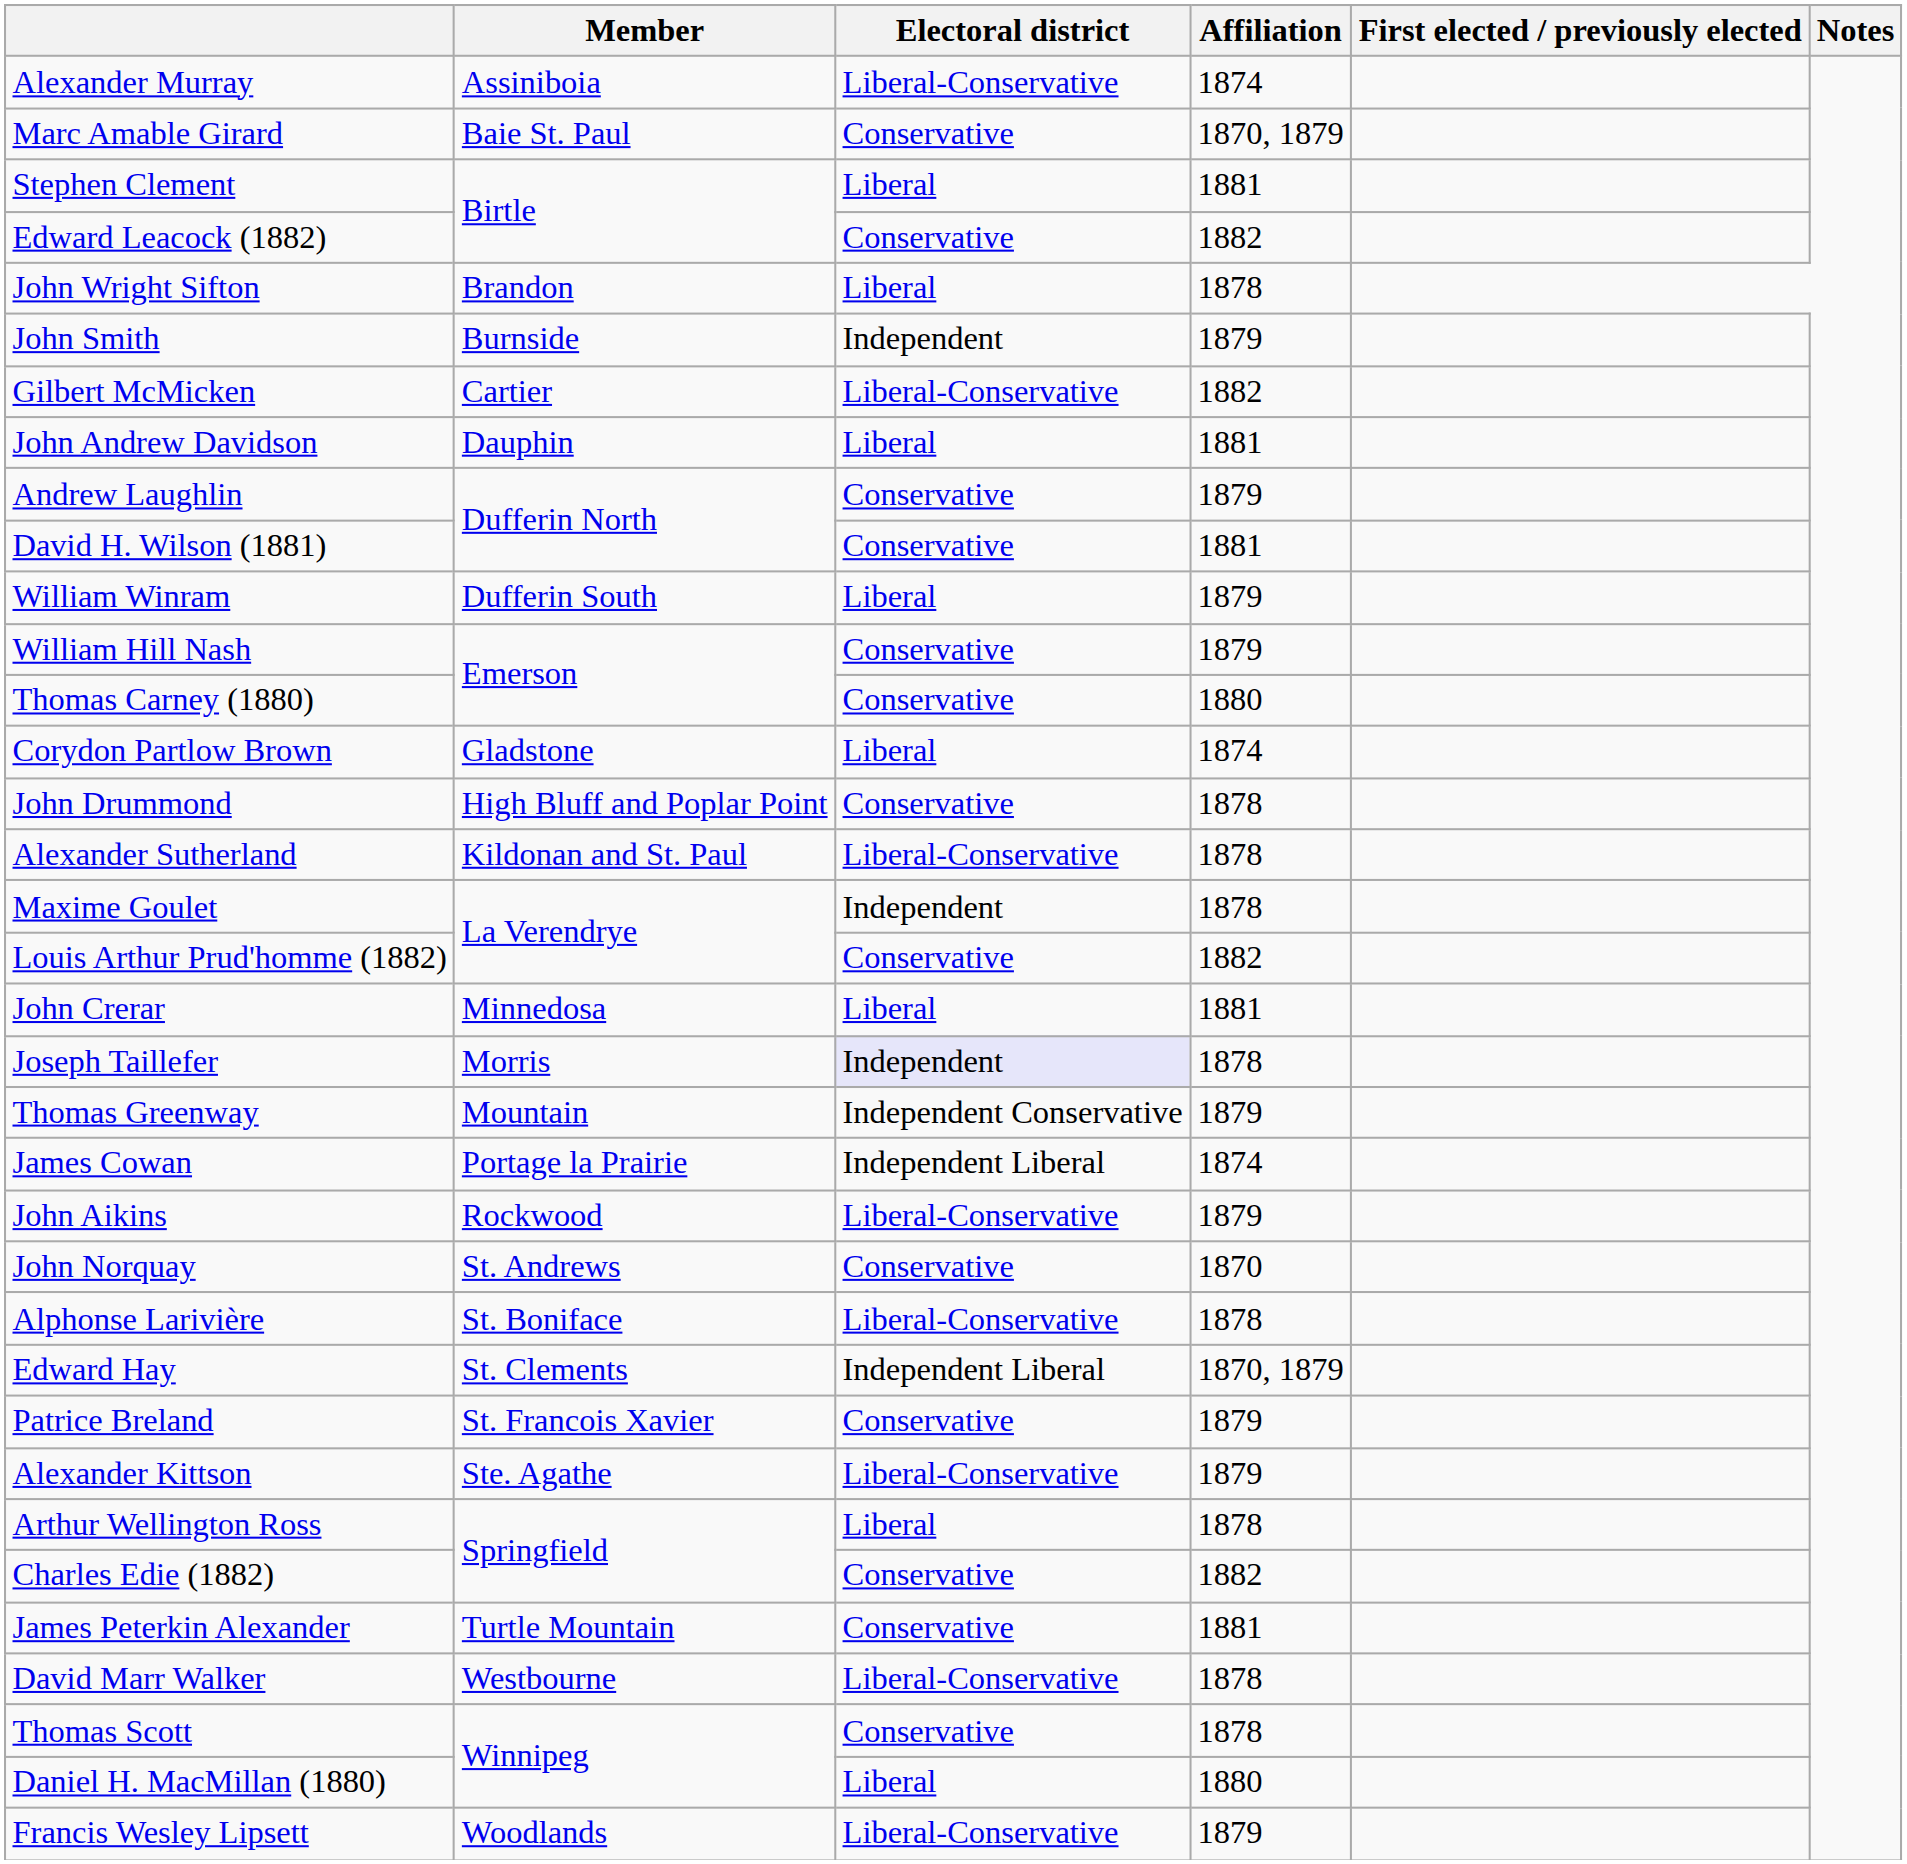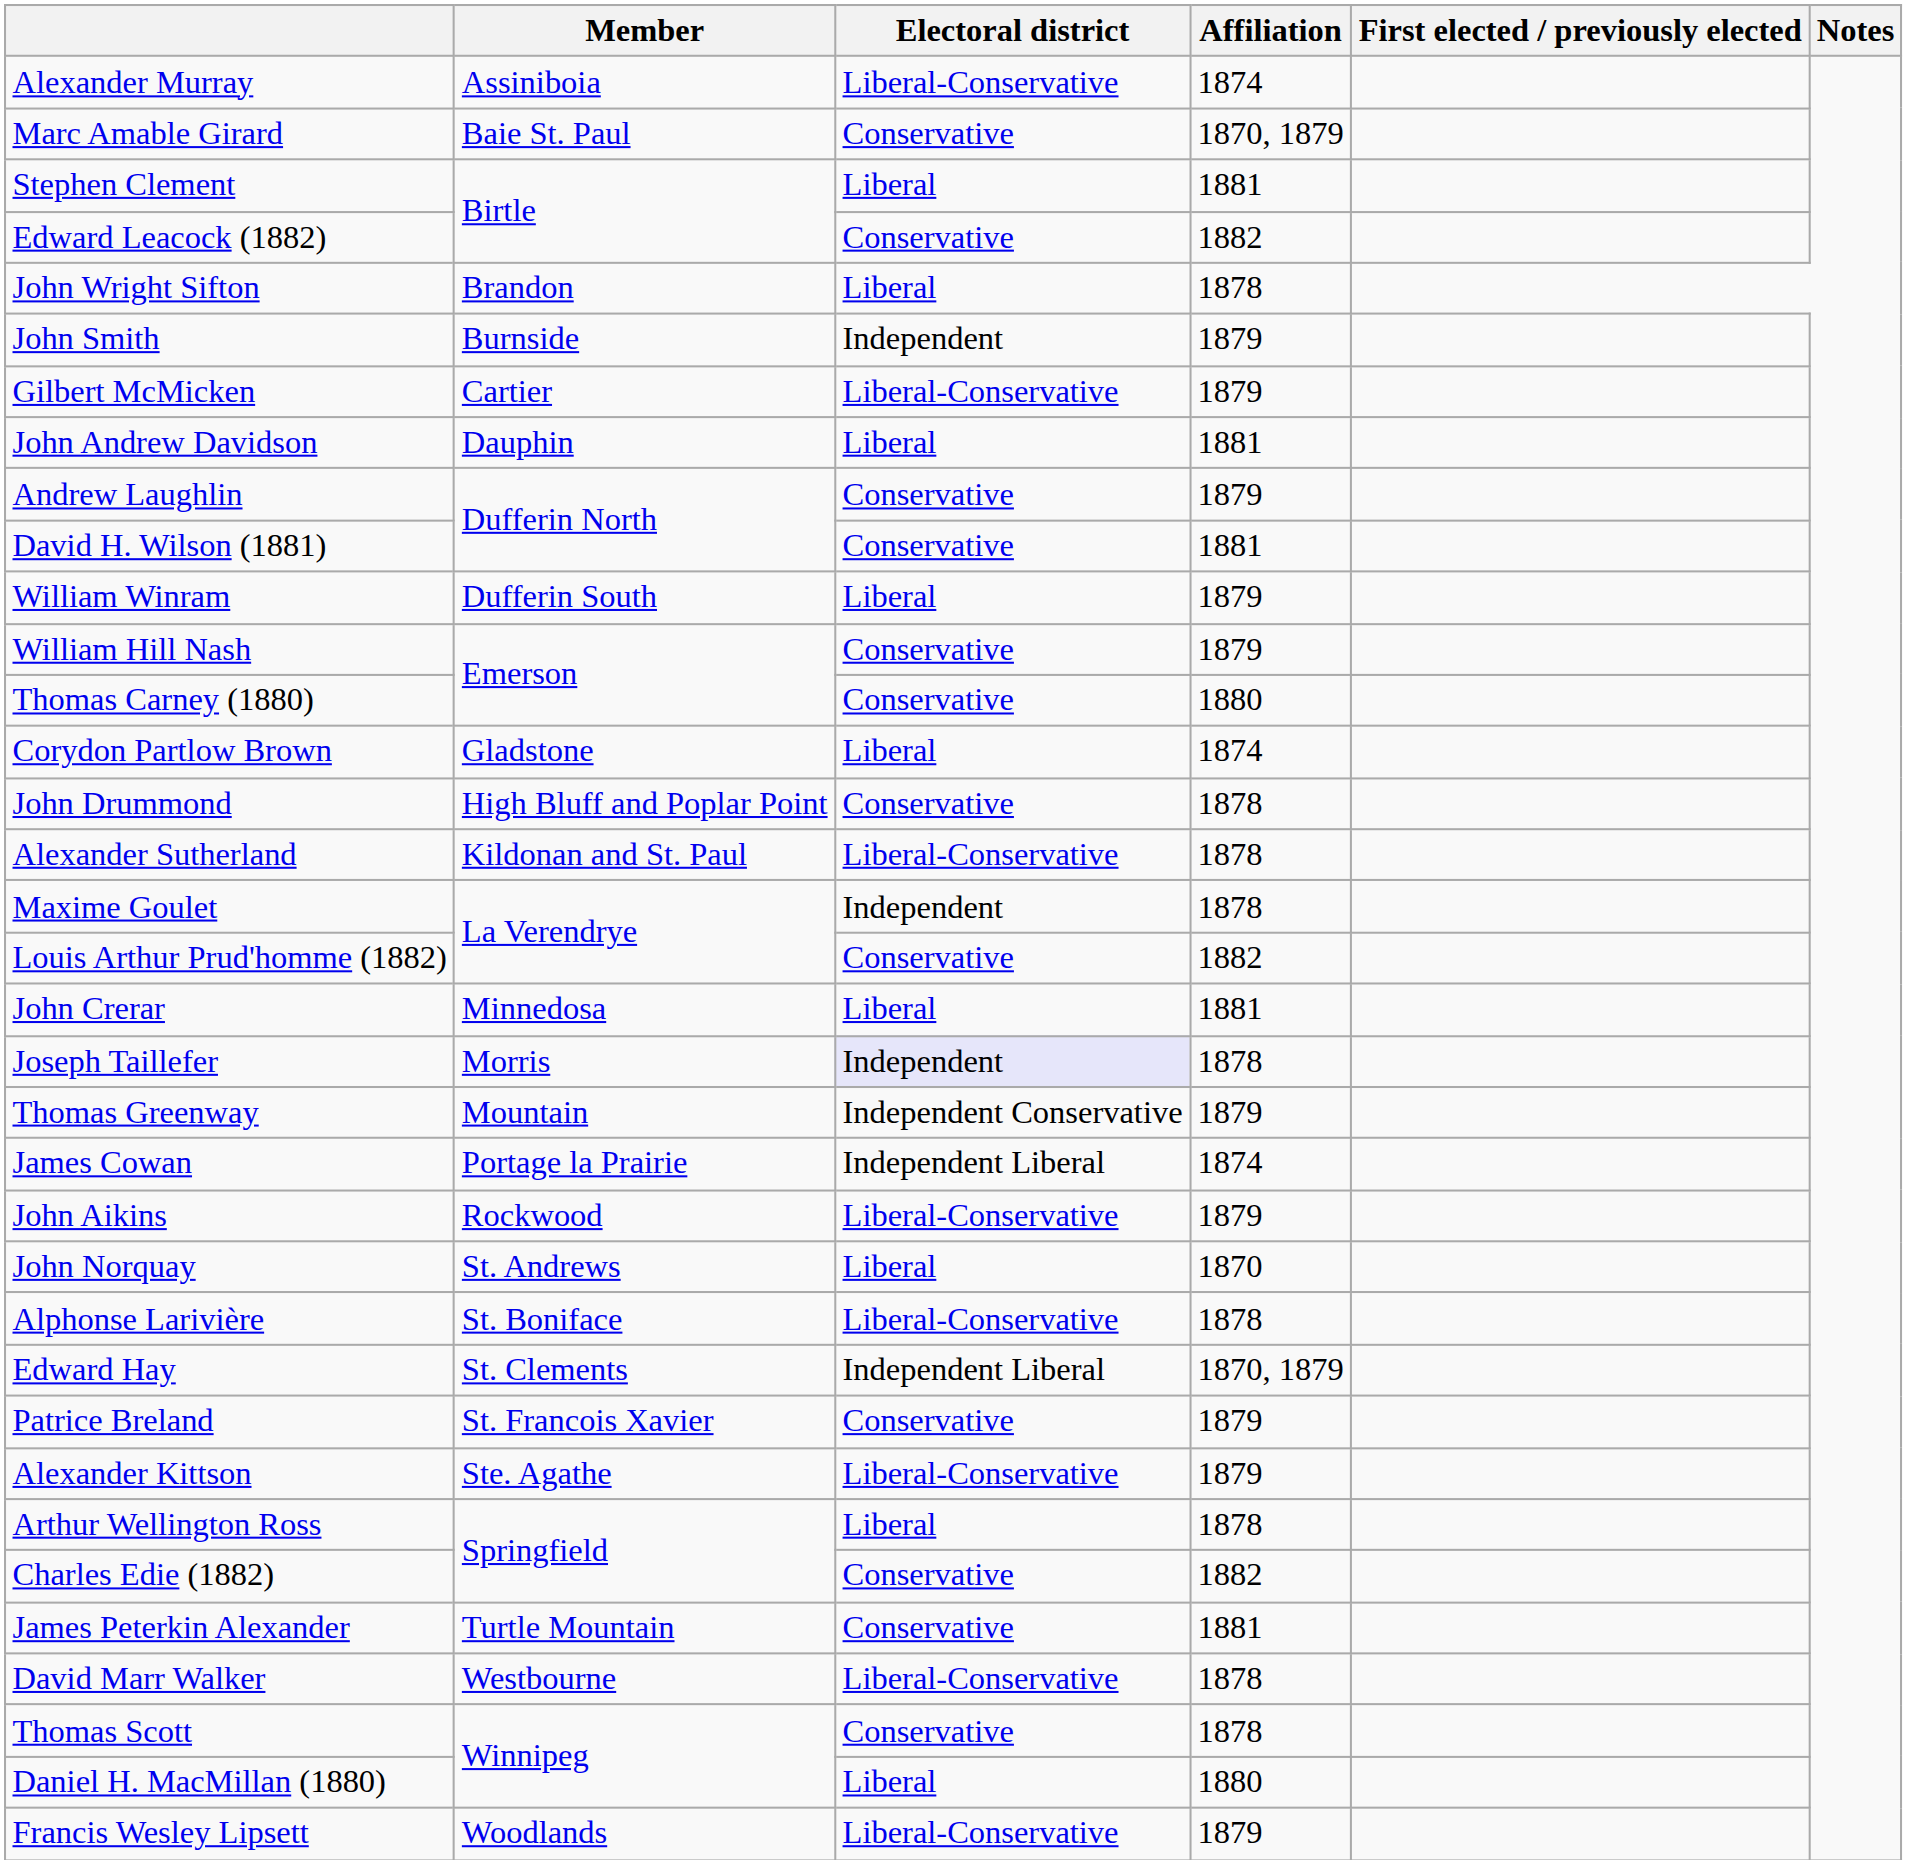(1230, 390) 1882 -> (1230, 390) 1879
(928, 1266) Conservative -> (889, 1266) Liberal
